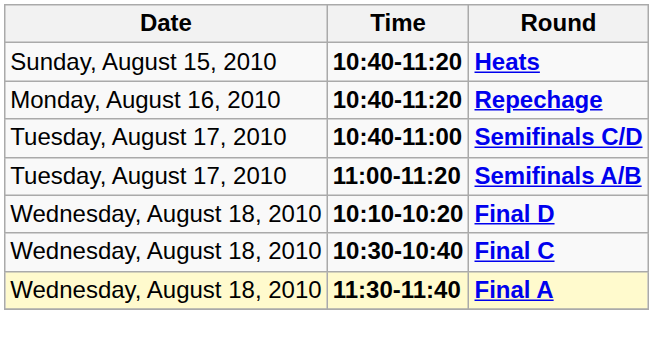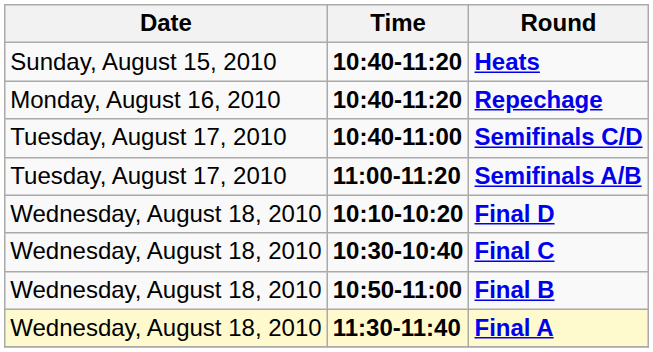+ row: (515, 289)
